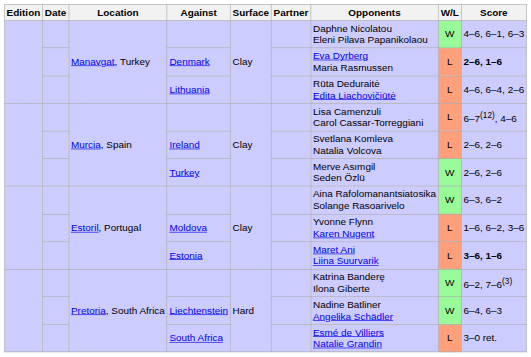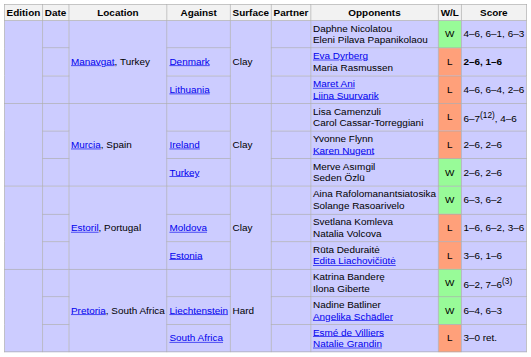(354, 89) Rūta Deduraitė Edita Liachovičiūtė -> (346, 89) Maret Ani Liina Suurvarik
(353, 144) Svetlana Komleva Natalia Volcova -> (344, 144) Yvonne Flynn Karen Nugent
(344, 227) Yvonne Flynn Karen Nugent -> (353, 227) Svetlana Komleva Natalia Volcova
(346, 255) Maret Ani Liina Suurvarik -> (354, 255) Rūta Deduraitė Edita Liachovičiūtė
(483, 255) bold -> (483, 255) normal
